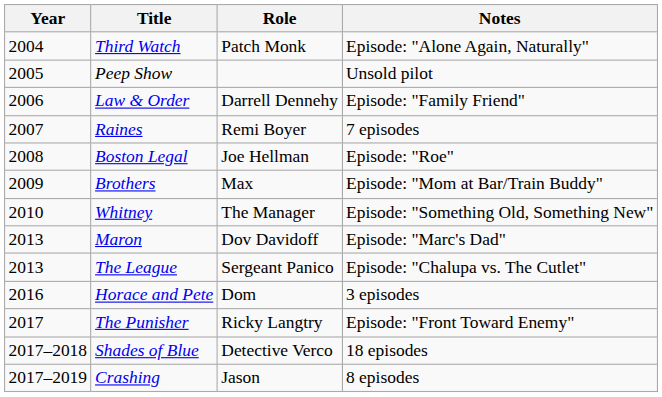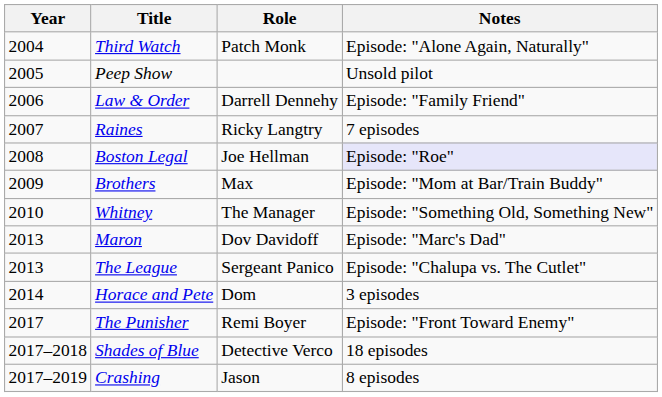(264, 128) Remi Boyer -> (272, 128) Ricky Langtry
(400, 156) no background -> (400, 156) lavender background
(26, 294) 2016 -> (26, 294) 2014
(272, 322) Ricky Langtry -> (264, 322) Remi Boyer
